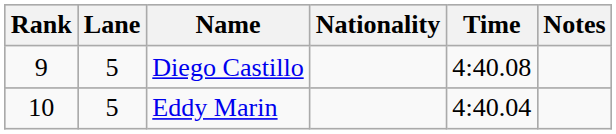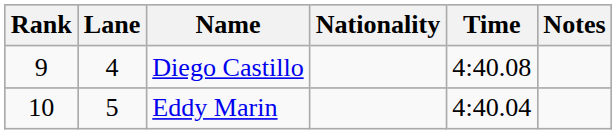(112, 66) 5 -> (112, 66) 4
